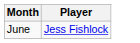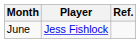+ column: (123, 13)
